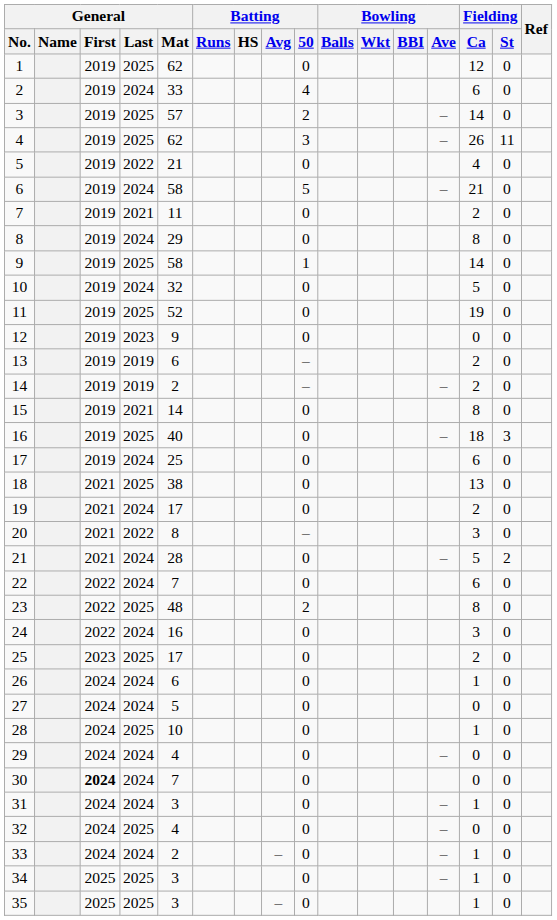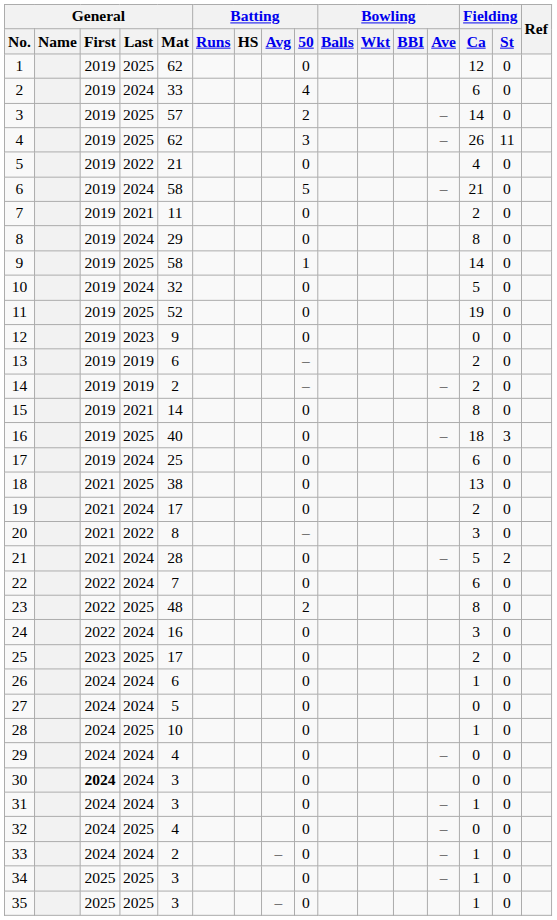(175, 779) 7 -> (175, 779) 3
